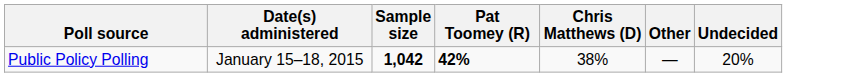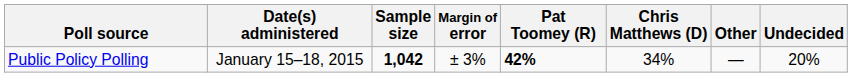+ column: (468, 26)
(593, 59) 38% -> (659, 59) 34%
